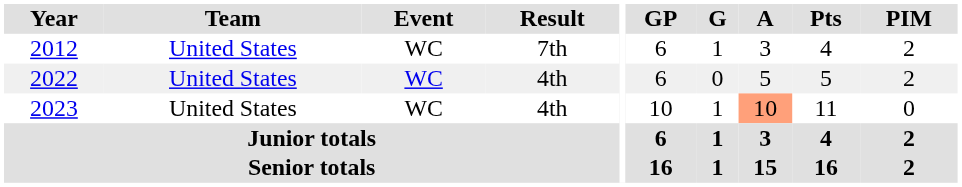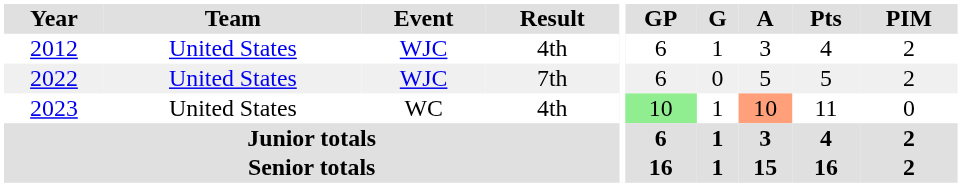(424, 48) WC -> (424, 48) WJC
(552, 48) 7th -> (552, 48) 4th
(424, 78) WC -> (424, 78) WJC
(552, 78) 4th -> (552, 78) 7th
(661, 108) no background -> (661, 108) lightgreen background
